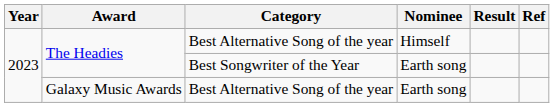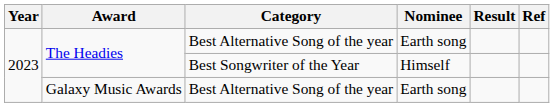(425, 41) Himself -> (433, 41) Earth song
(433, 65) Earth song -> (425, 65) Himself
